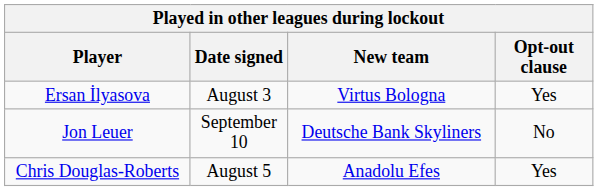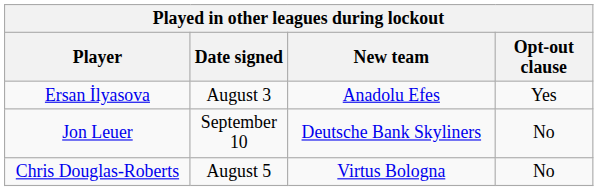(391, 94) Virtus Bologna -> (391, 94) Anadolu Efes
(391, 171) Anadolu Efes -> (391, 171) Virtus Bologna
(544, 171) Yes -> (544, 171) No
